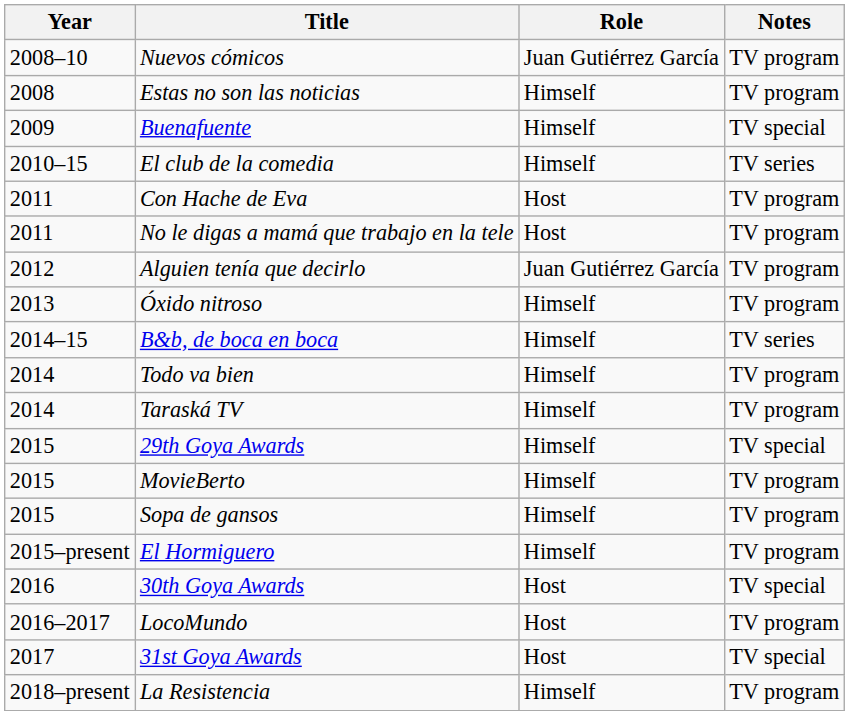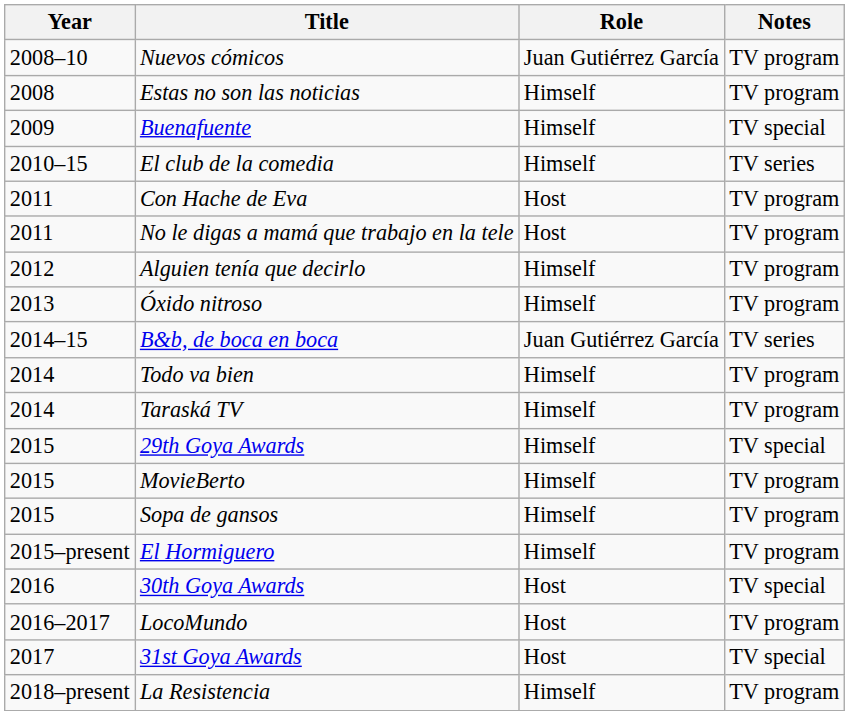(621, 269) Juan Gutiérrez García -> (560, 269) Himself
(560, 339) Himself -> (621, 339) Juan Gutiérrez García
